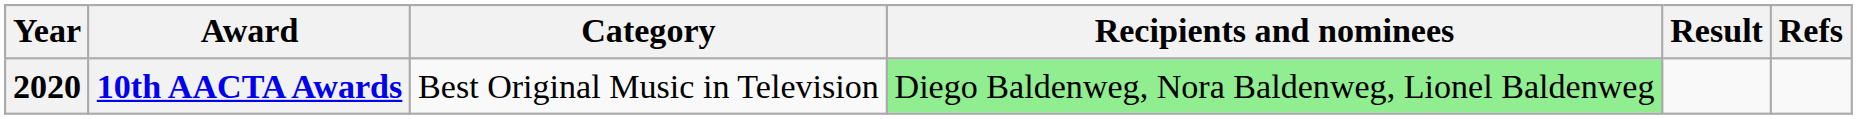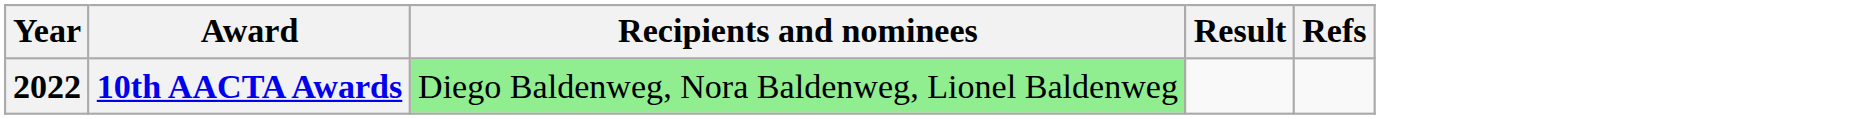- column: (648, 31)
(47, 85) 2020 -> (47, 85) 2022
